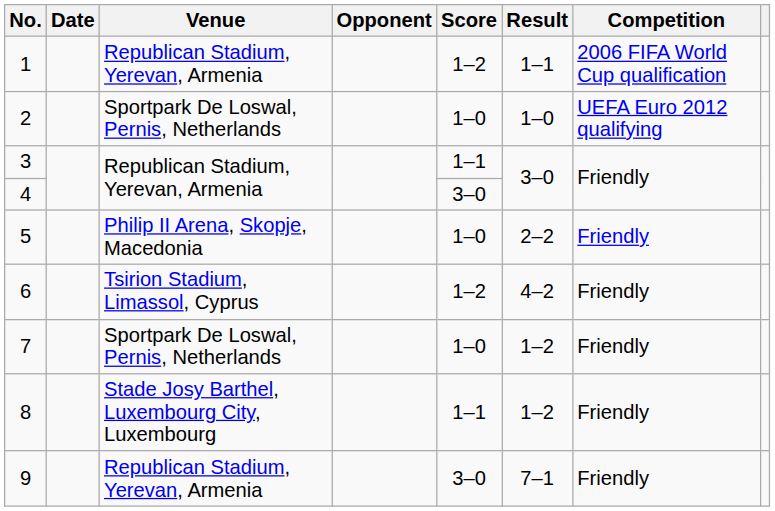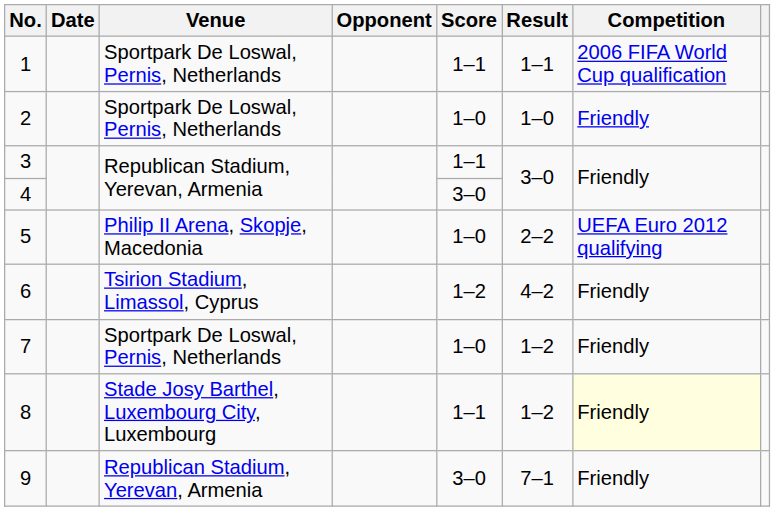(197, 63) Republican Stadium, Yerevan, Armenia -> (200, 63) Sportpark De Loswal, Pernis, Netherlands
(469, 63) 1–2 -> (469, 63) 1–1
(652, 118) UEFA Euro 2012 qualifying -> (613, 118) Friendly
(613, 237) Friendly -> (652, 237) UEFA Euro 2012 qualifying
(613, 412) no background -> (613, 412) lightyellow background
